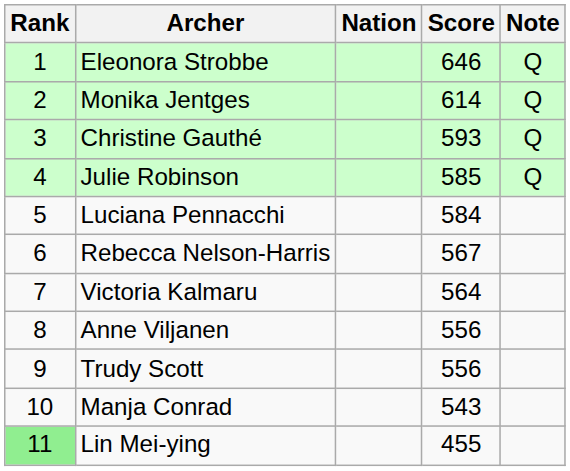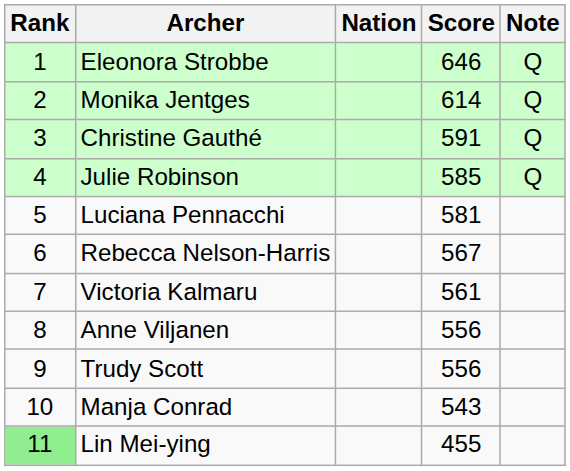(461, 138) 593 -> (461, 138) 591
(461, 215) 584 -> (461, 215) 581
(461, 291) 564 -> (461, 291) 561
